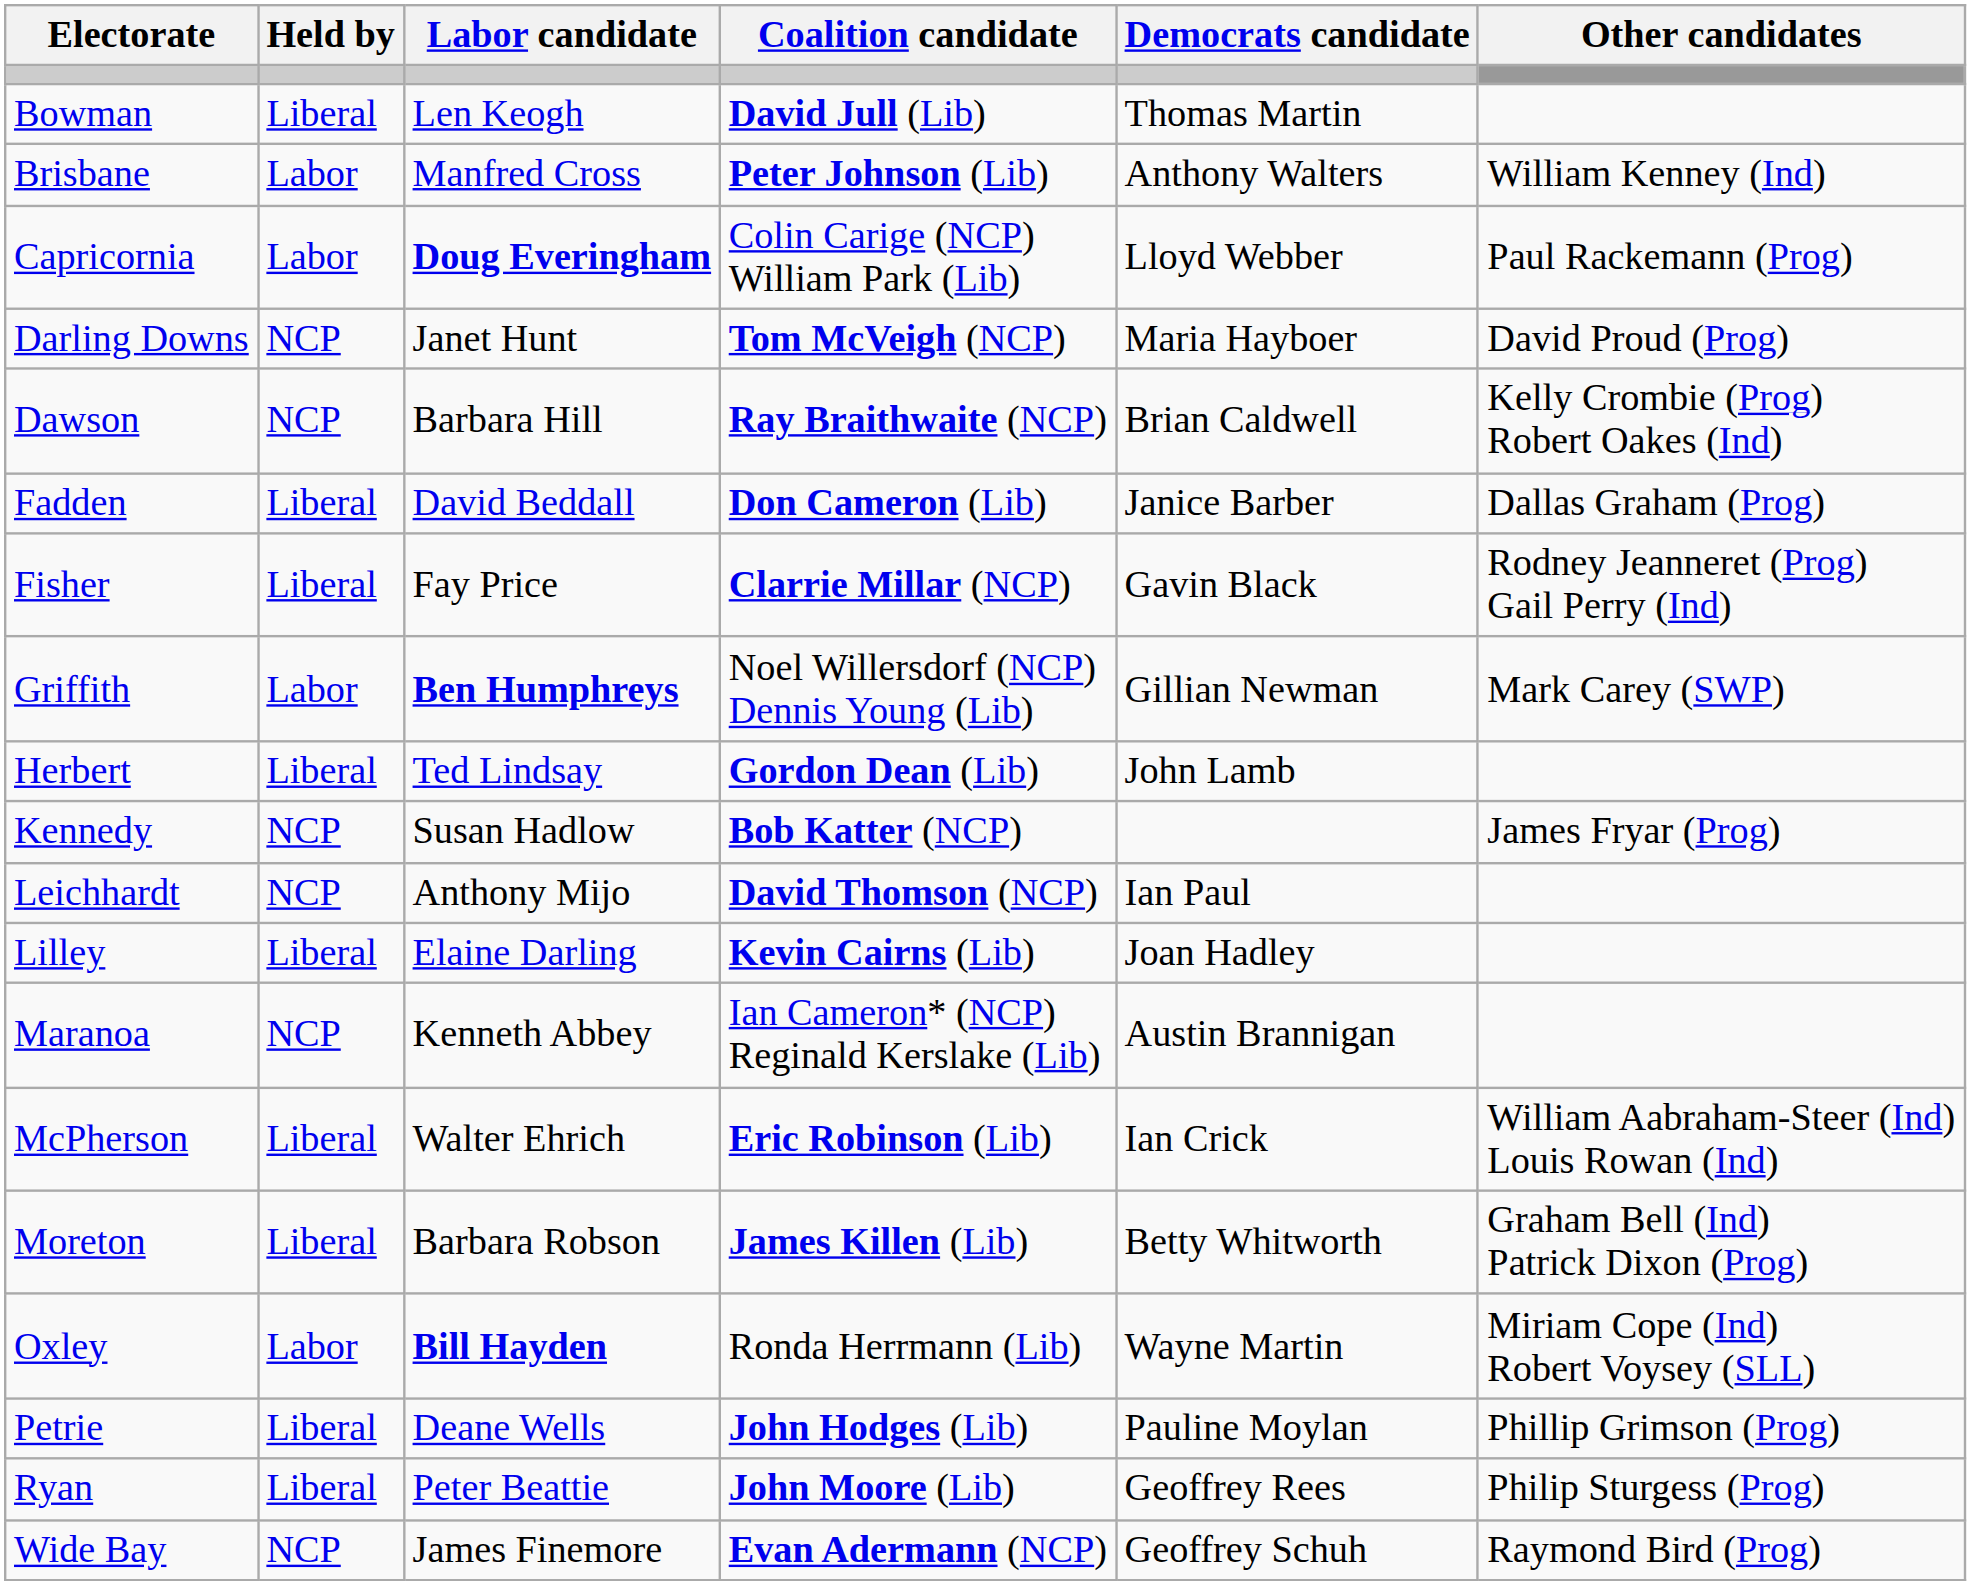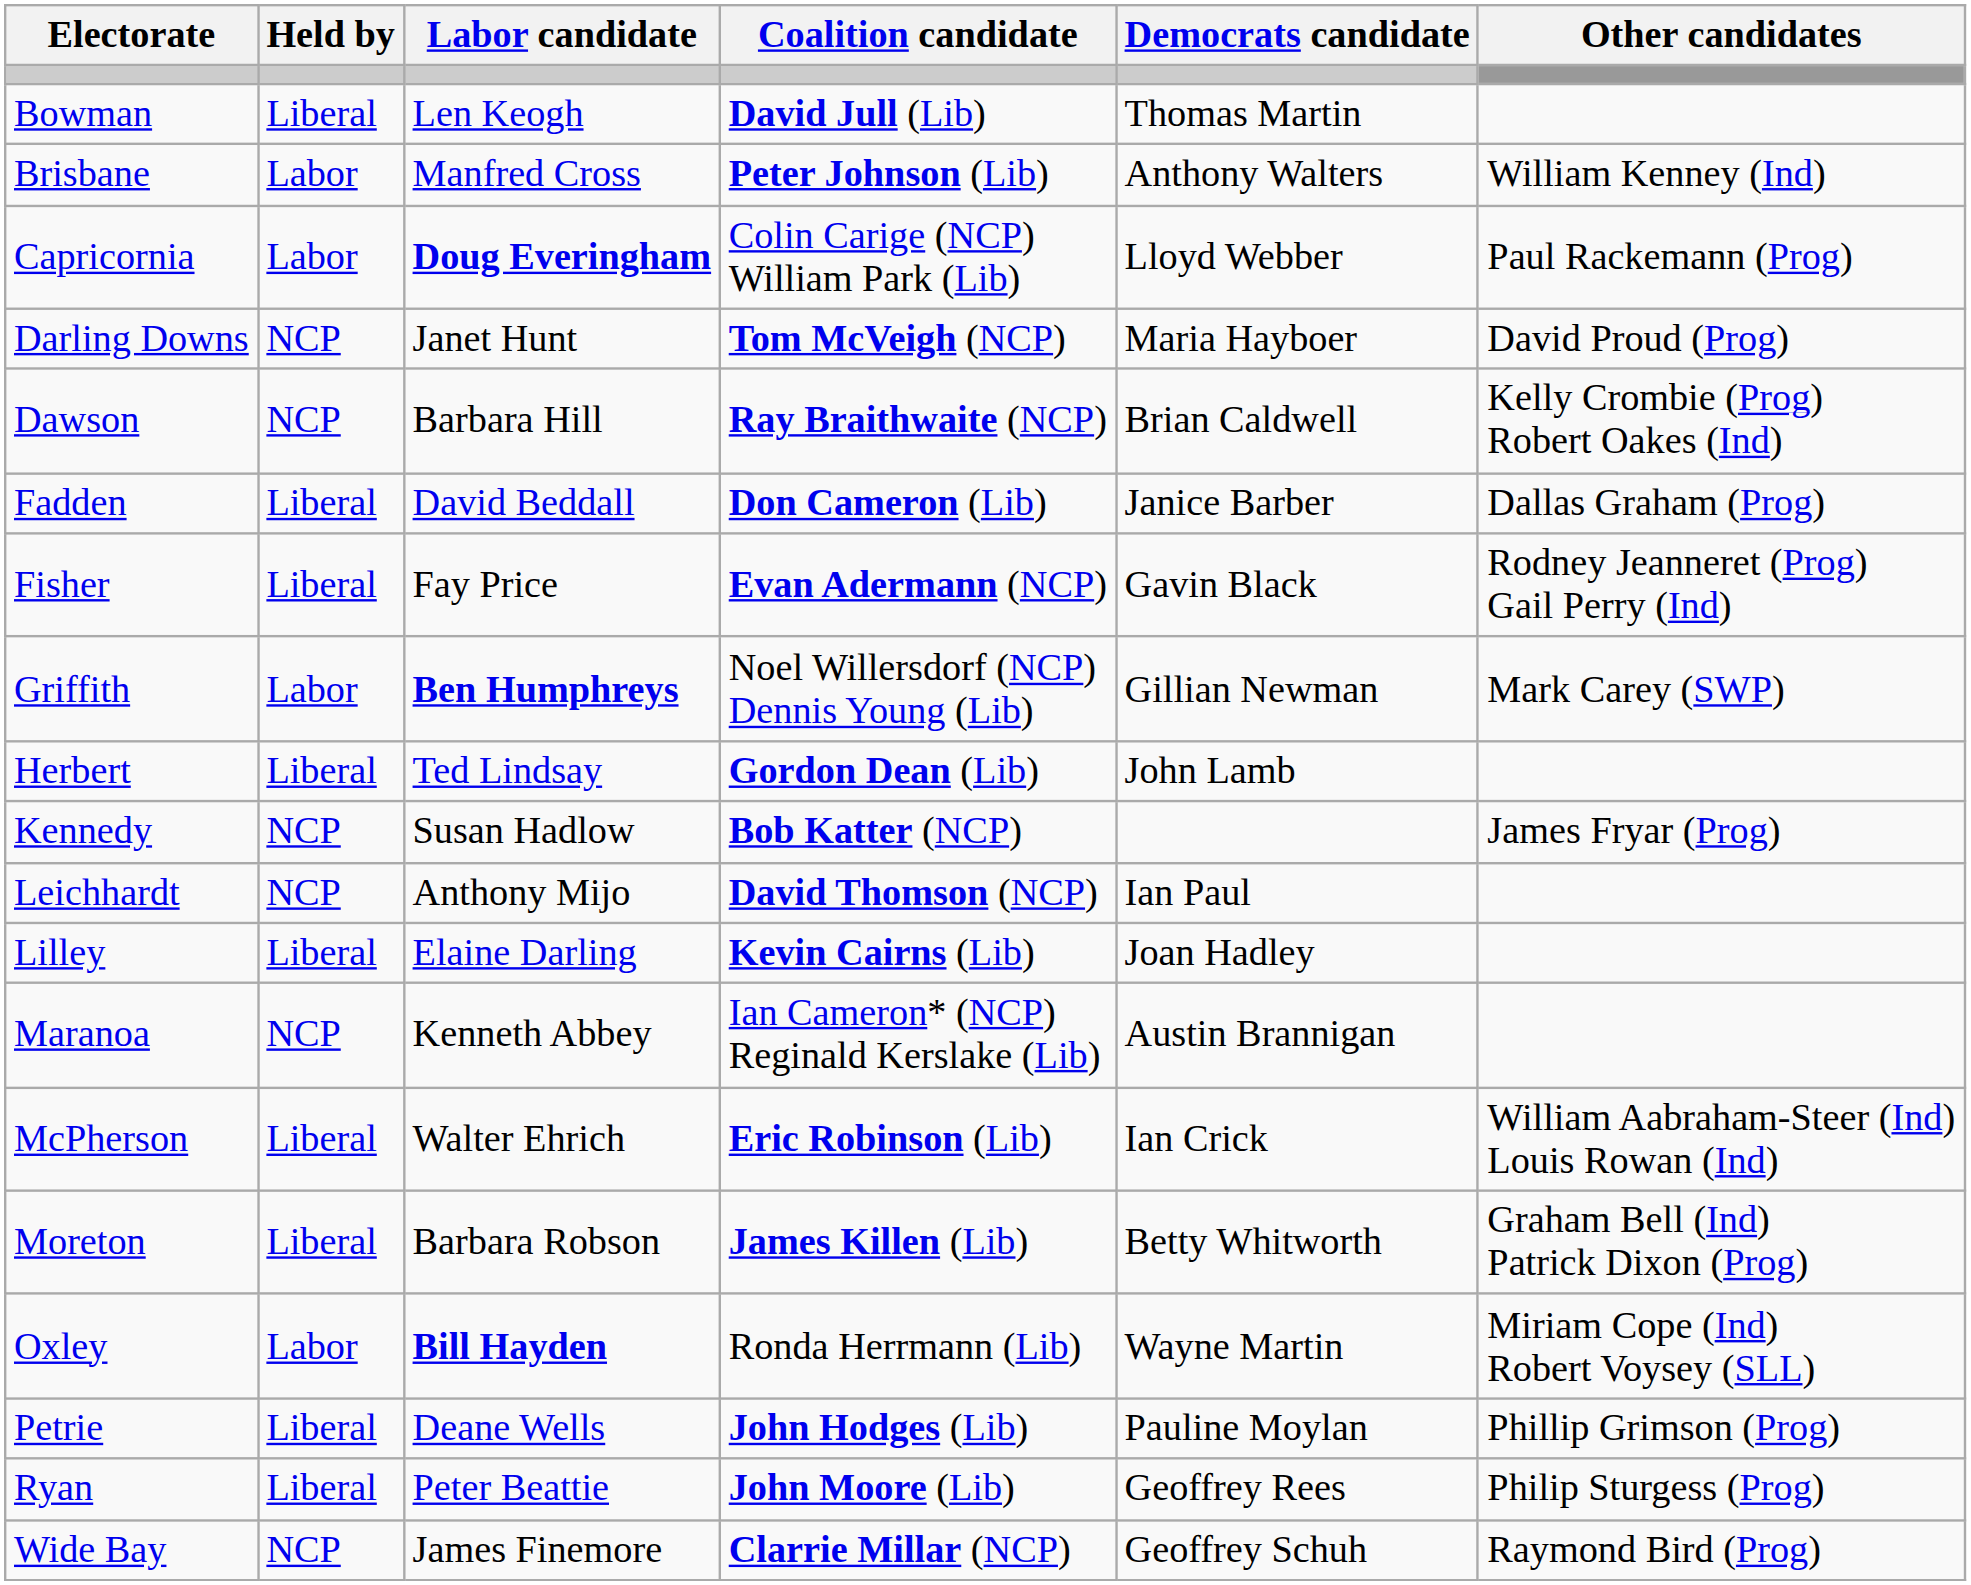(900, 584) Clarrie Millar (NCP) -> (918, 584) Evan Adermann (NCP)
(918, 1548) Evan Adermann (NCP) -> (900, 1548) Clarrie Millar (NCP)
